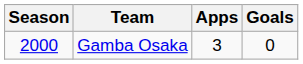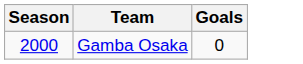- column: (217, 18)
